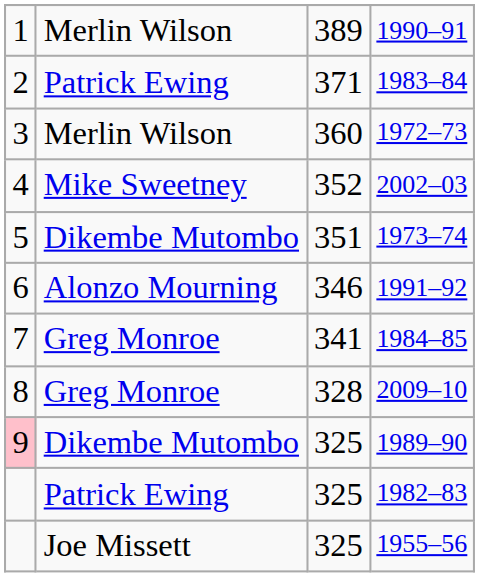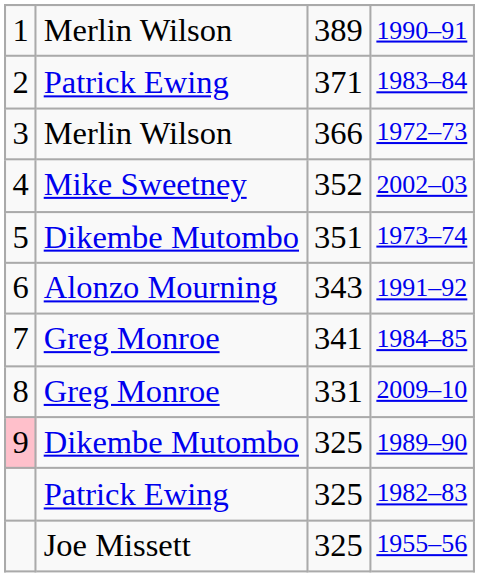(338, 133) 360 -> (338, 133) 366
(338, 287) 346 -> (338, 287) 343
(338, 390) 328 -> (338, 390) 331
